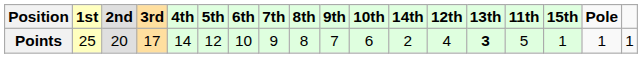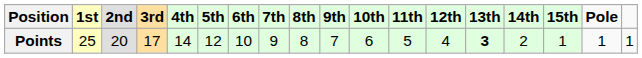columns swapped: (524, 16) <-> (408, 16)
